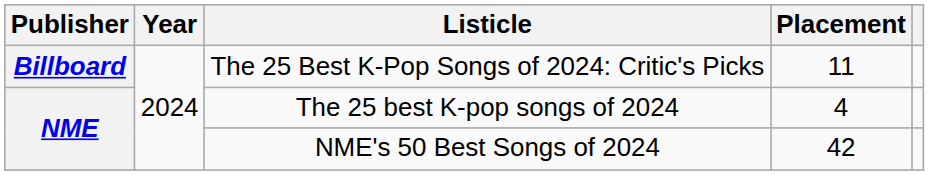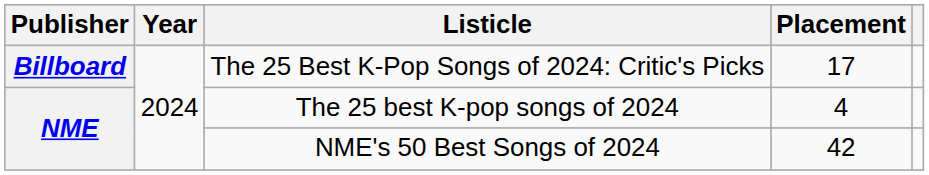(841, 66) 11 -> (841, 66) 17
